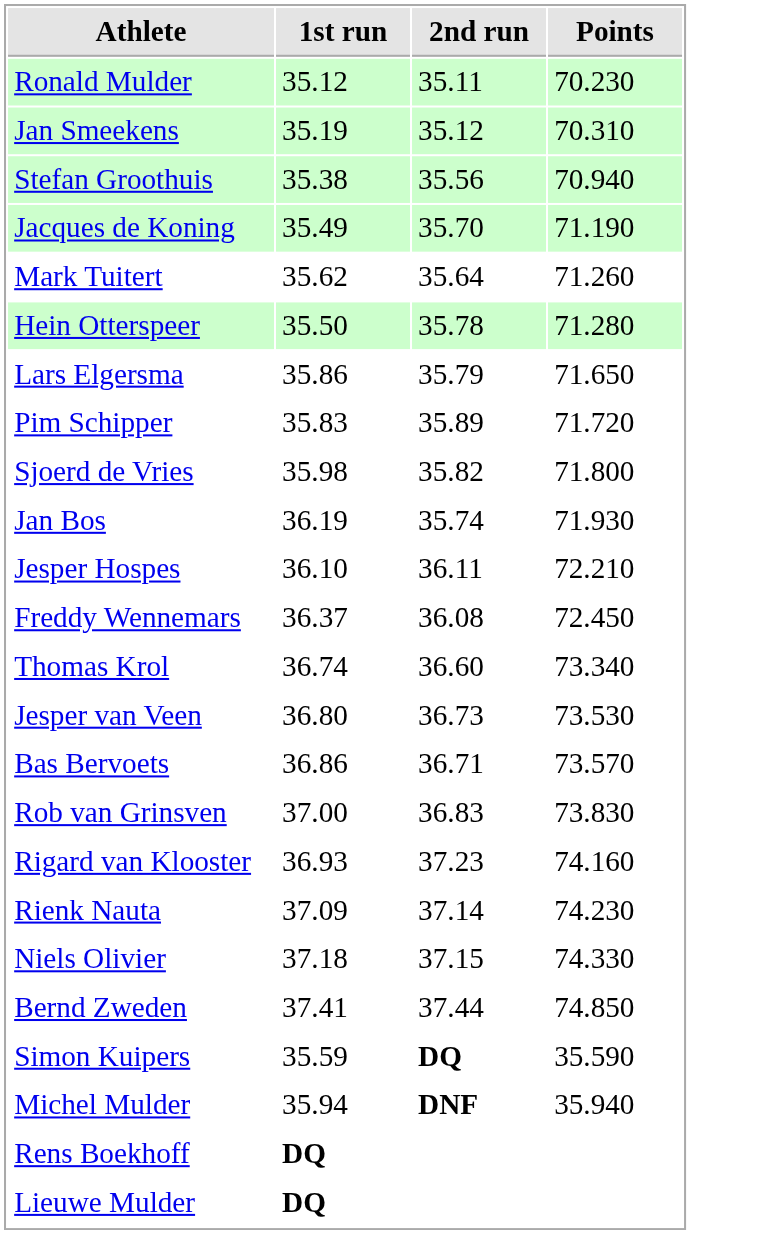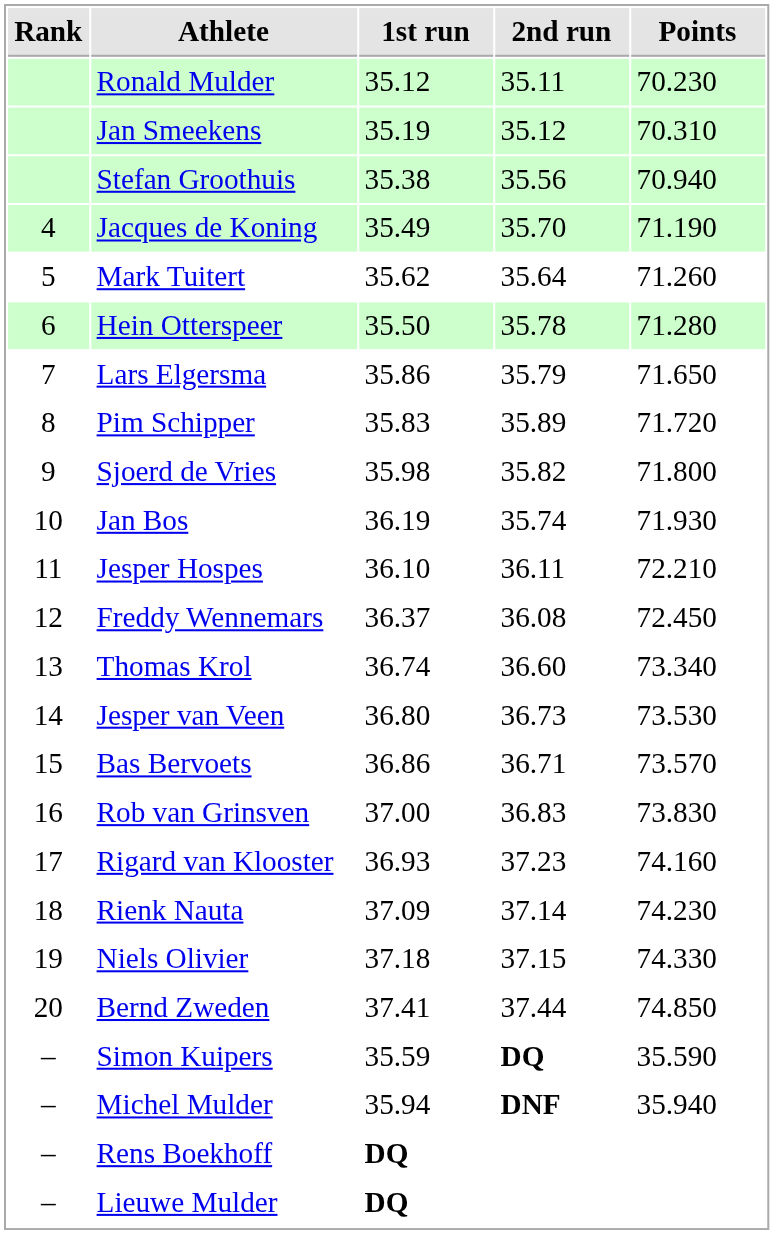+ column: (48, 30)
